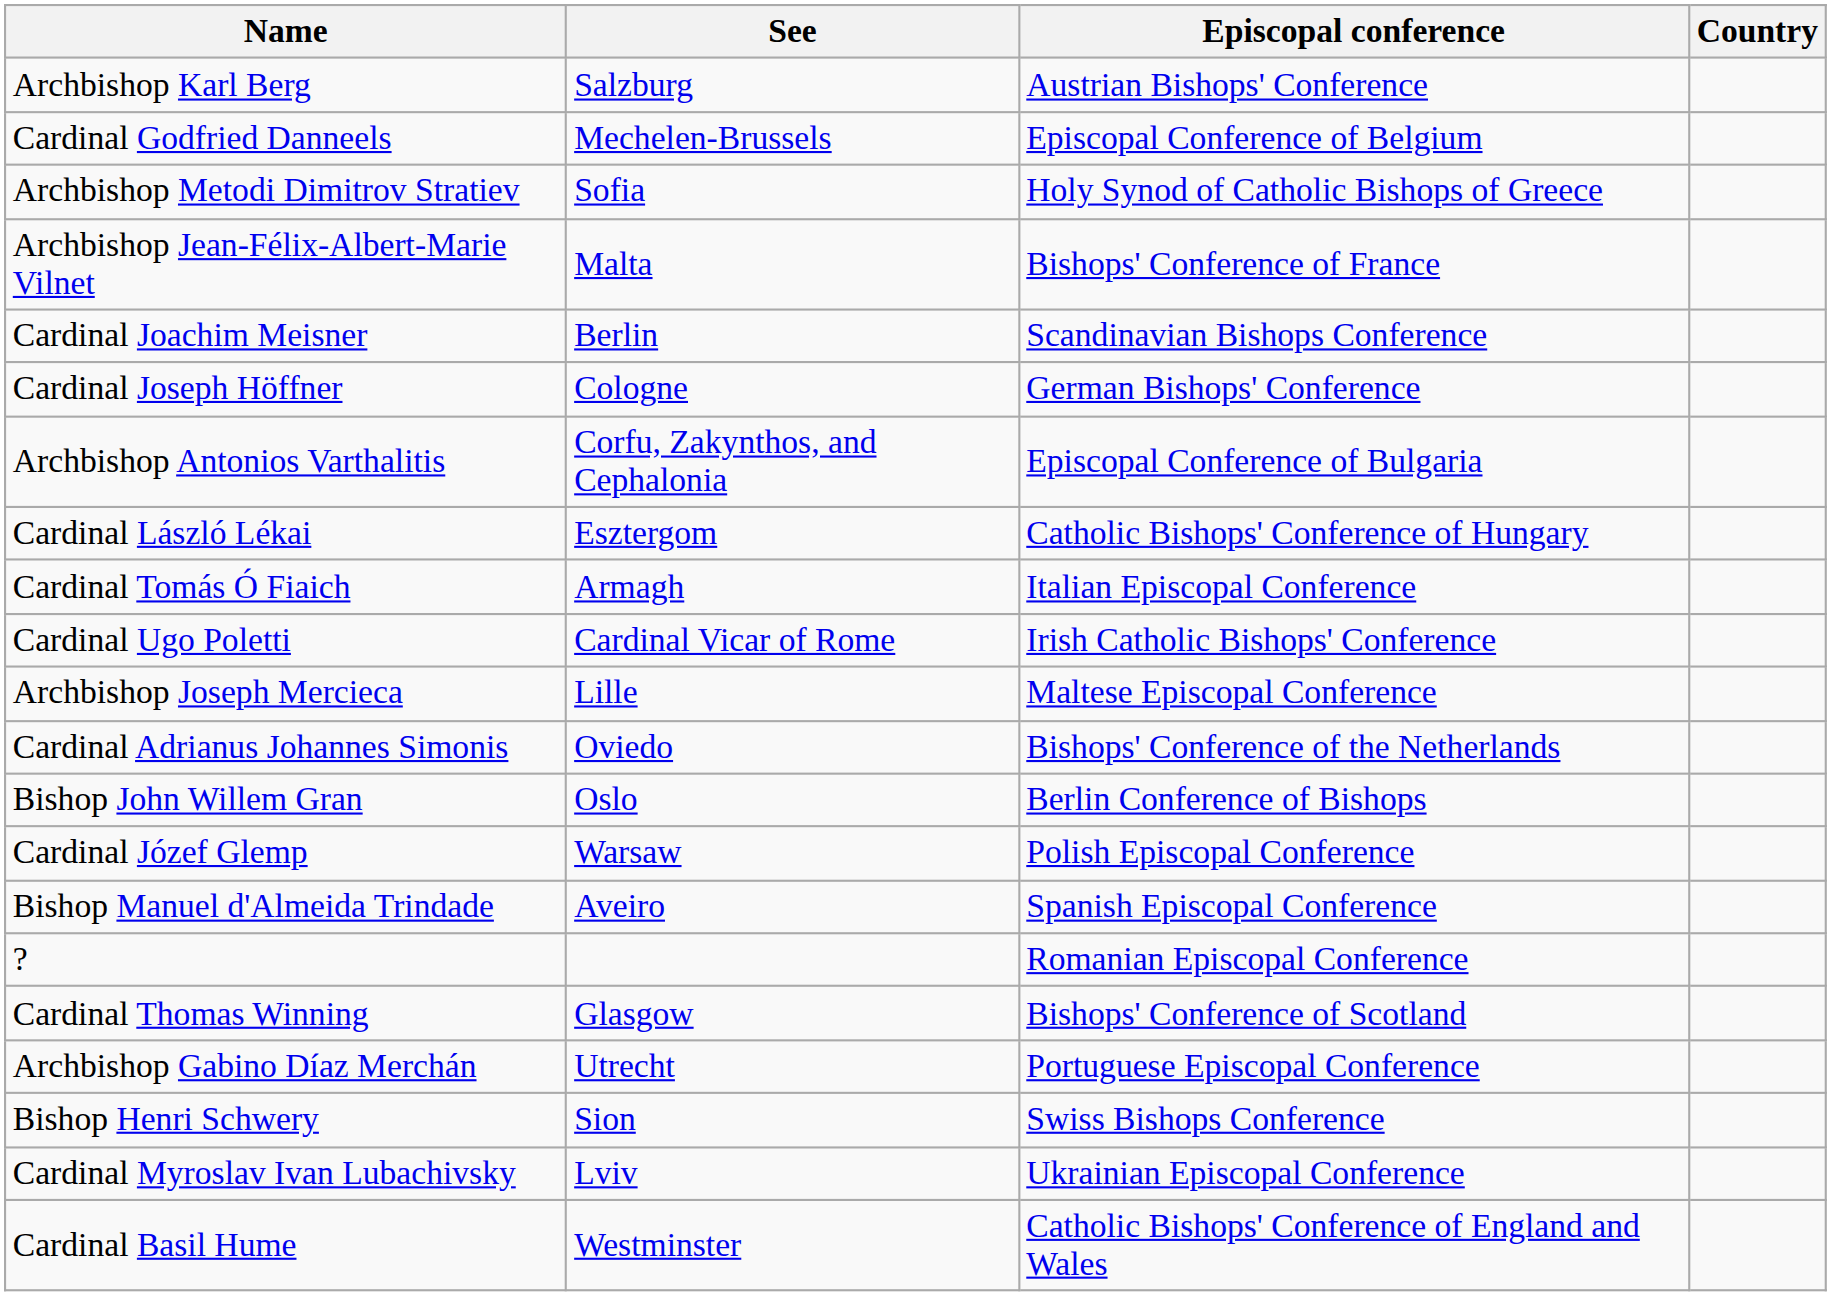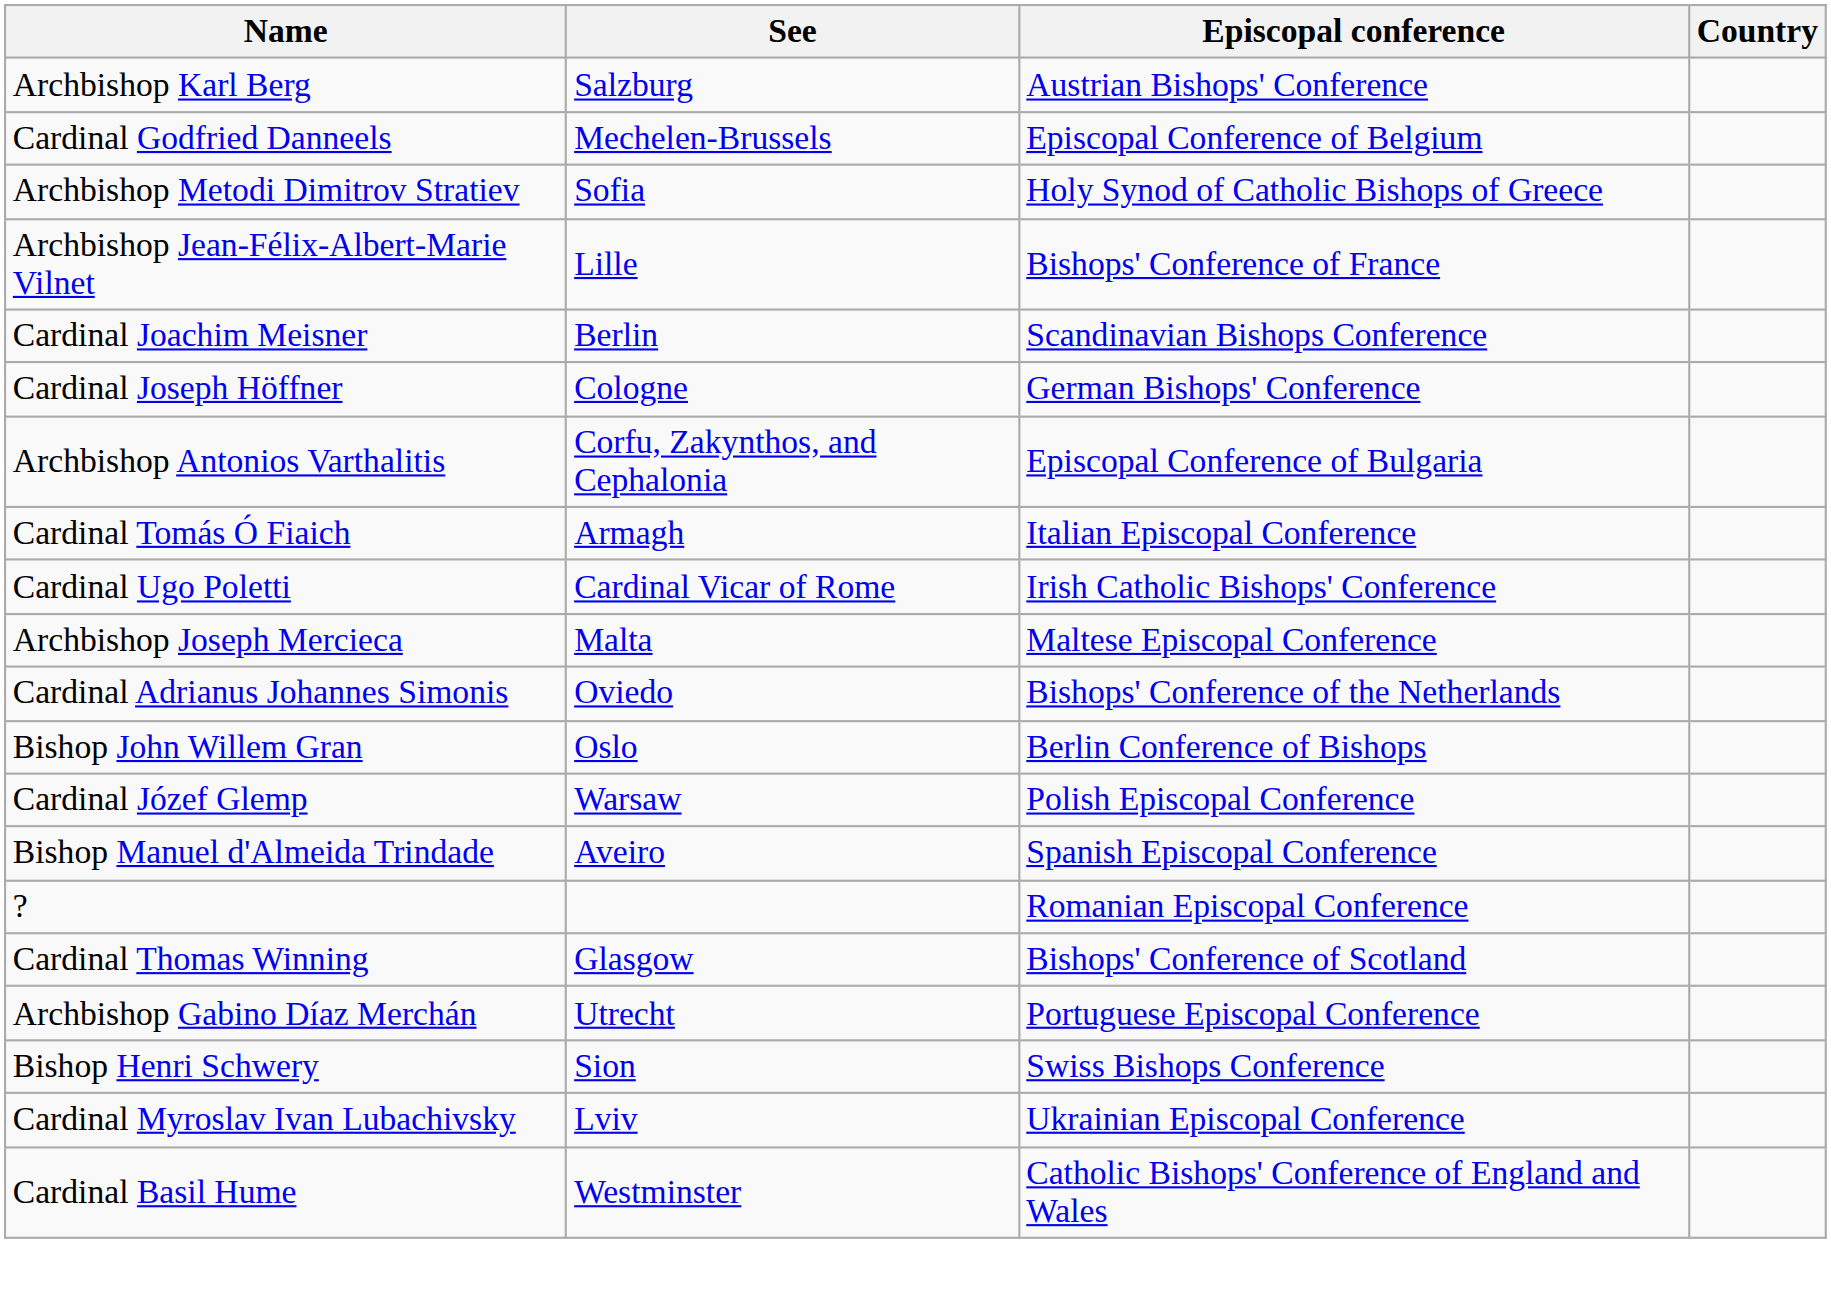(613, 263) Malta -> (606, 263) Lille
- row: (162, 533)
(606, 692) Lille -> (613, 639) Malta
